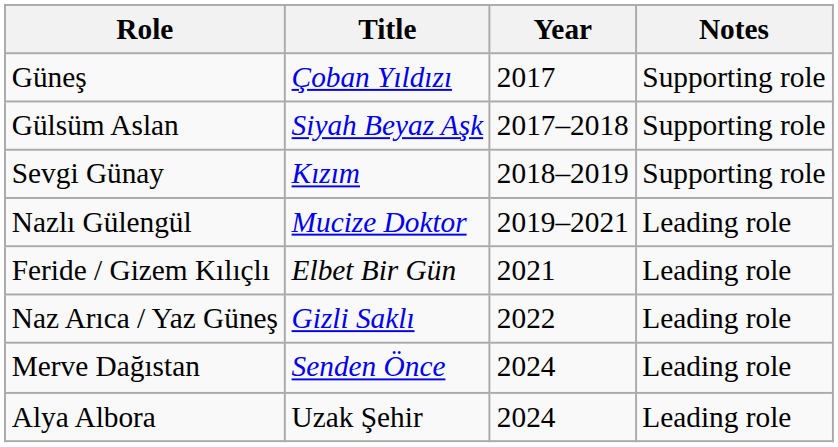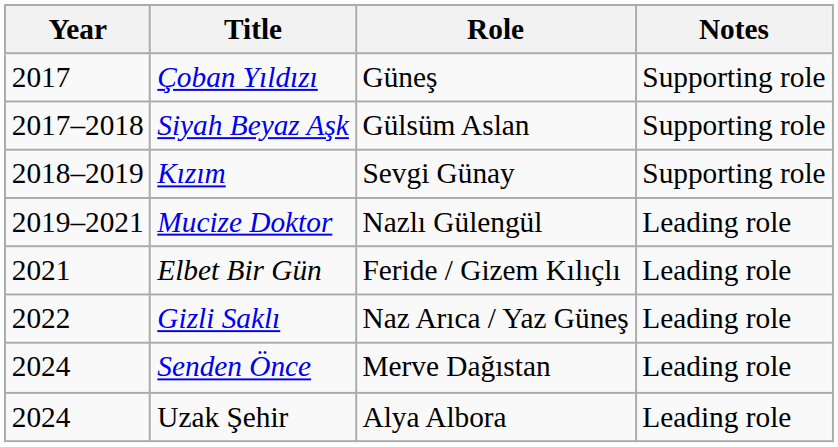columns swapped: (563, 28) <-> (145, 28)
